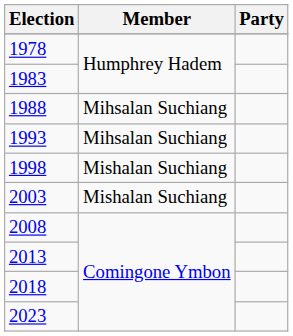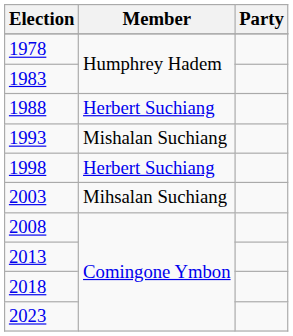(155, 108) Mihsalan Suchiang -> (149, 108) Herbert Suchiang
(155, 138) Mihsalan Suchiang -> (155, 138) Mishalan Suchiang
(155, 167) Mishalan Suchiang -> (149, 167) Herbert Suchiang
(155, 197) Mishalan Suchiang -> (155, 197) Mihsalan Suchiang
